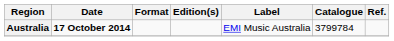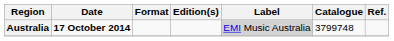(267, 28) no background -> (267, 28) lightgrey background
(334, 28) 3799784 -> (334, 28) 3799748
